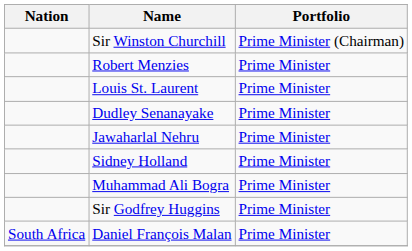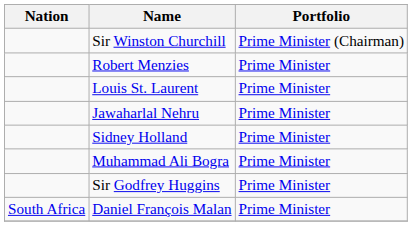- row: (153, 112)
